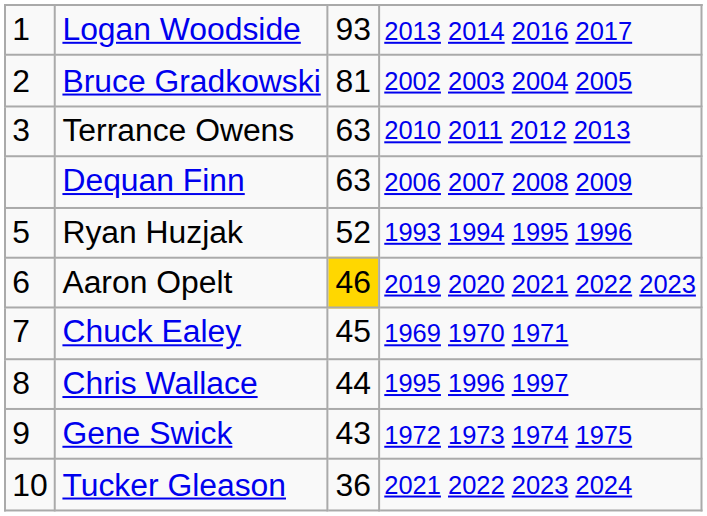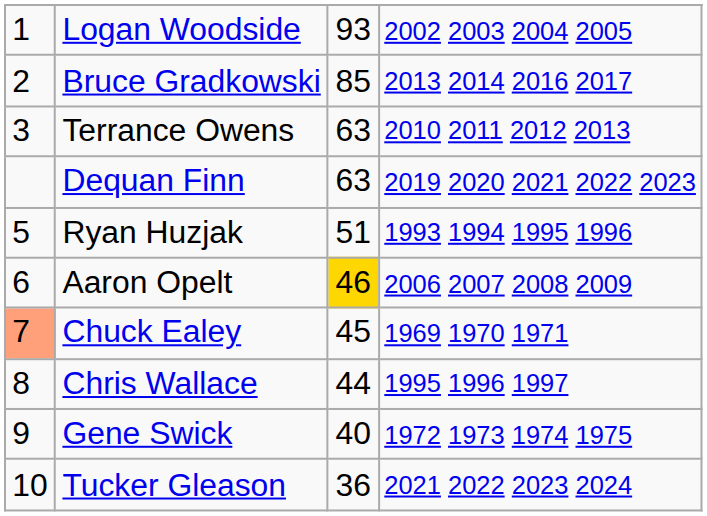(508, 30) 2013 2014 2016 2017 -> (508, 30) 2002 2003 2004 2005
(353, 80) 81 -> (353, 80) 85
(508, 81) 2002 2003 2004 2005 -> (508, 81) 2013 2014 2016 2017
(508, 182) 2006 2007 2008 2009 -> (540, 182) 2019 2020 2021 2022 2023
(353, 231) 52 -> (353, 231) 51
(540, 283) 2019 2020 2021 2022 2023 -> (508, 283) 2006 2007 2008 2009
(21, 332) no background -> (21, 332) lightsalmon background
(353, 433) 43 -> (353, 433) 40
